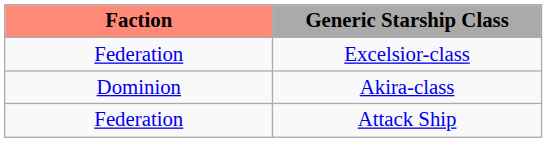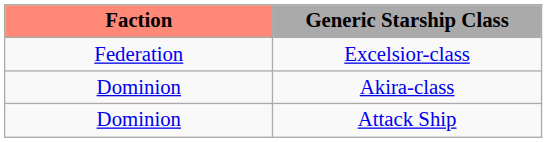(139, 119) Federation -> (139, 119) Dominion
